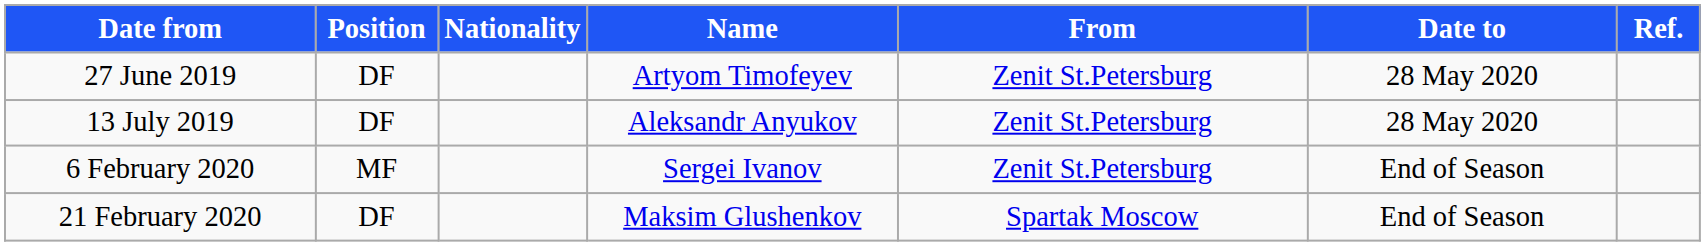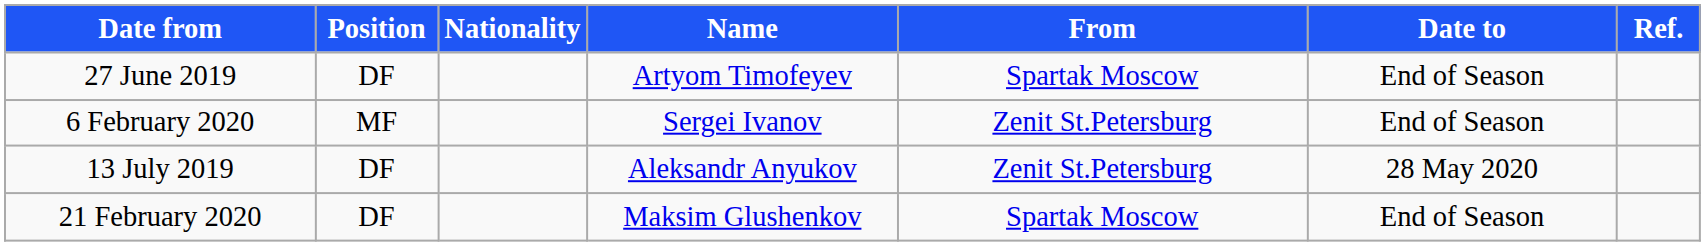(1102, 75) Zenit St.Petersburg -> (1102, 75) Spartak Moscow
(1462, 75) 28 May 2020 -> (1462, 75) End of Season
rows swapped: (160, 122) <-> (160, 169)
